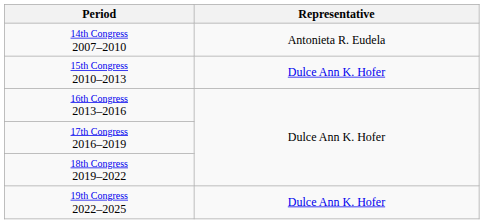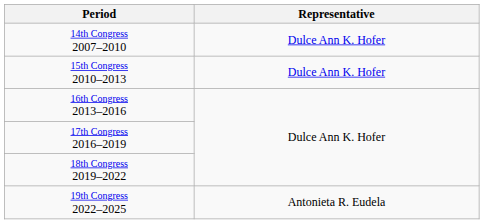(336, 39) Antonieta R. Eudela -> (336, 39) Dulce Ann K. Hofer
(336, 202) Dulce Ann K. Hofer -> (336, 202) Antonieta R. Eudela
